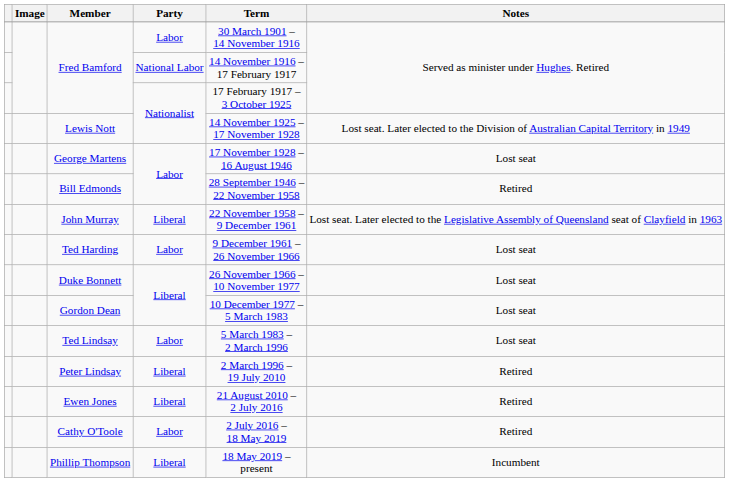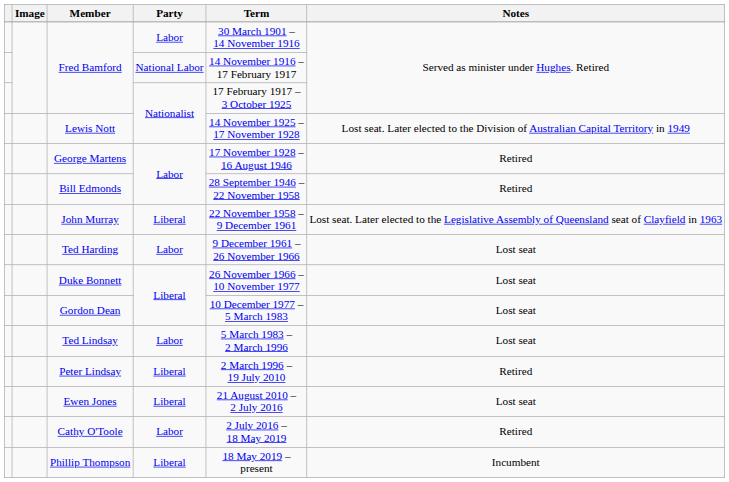(516, 158) Lost seat -> (516, 158) Retired
(516, 401) Retired -> (516, 401) Lost seat
